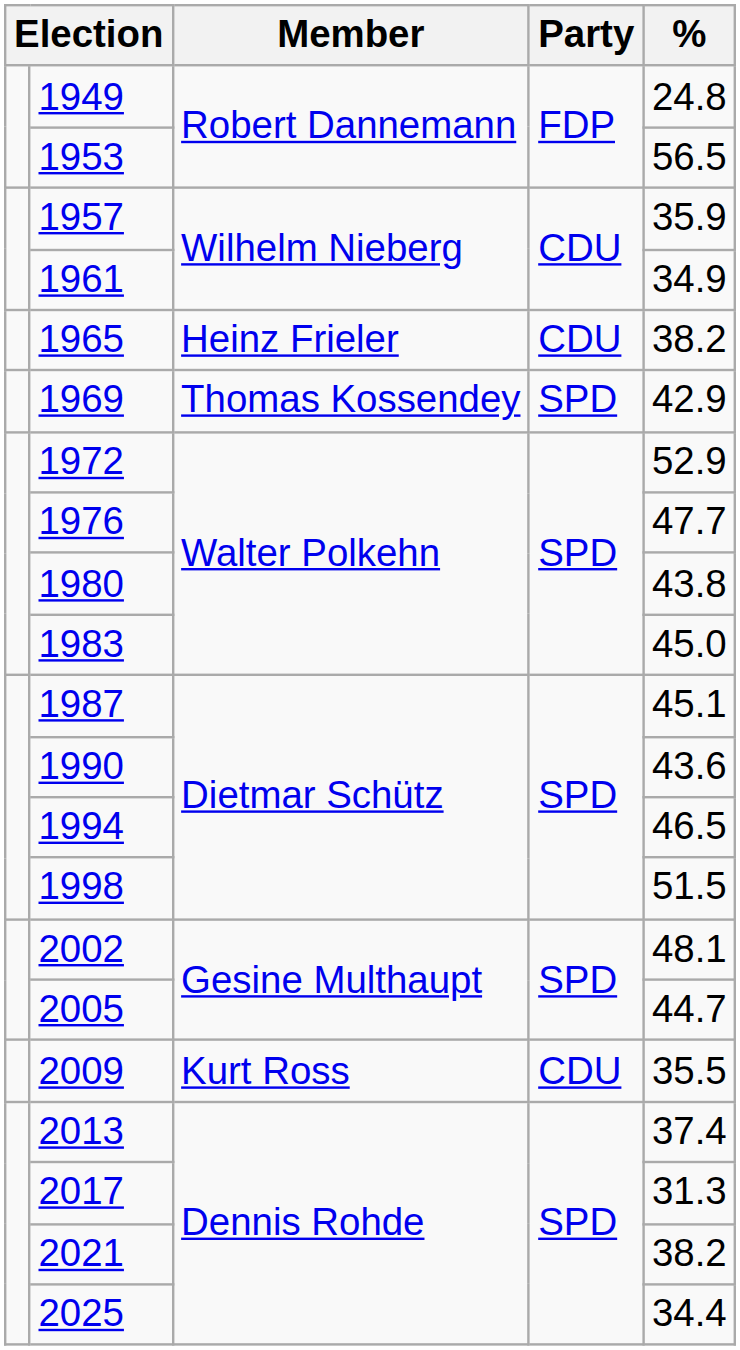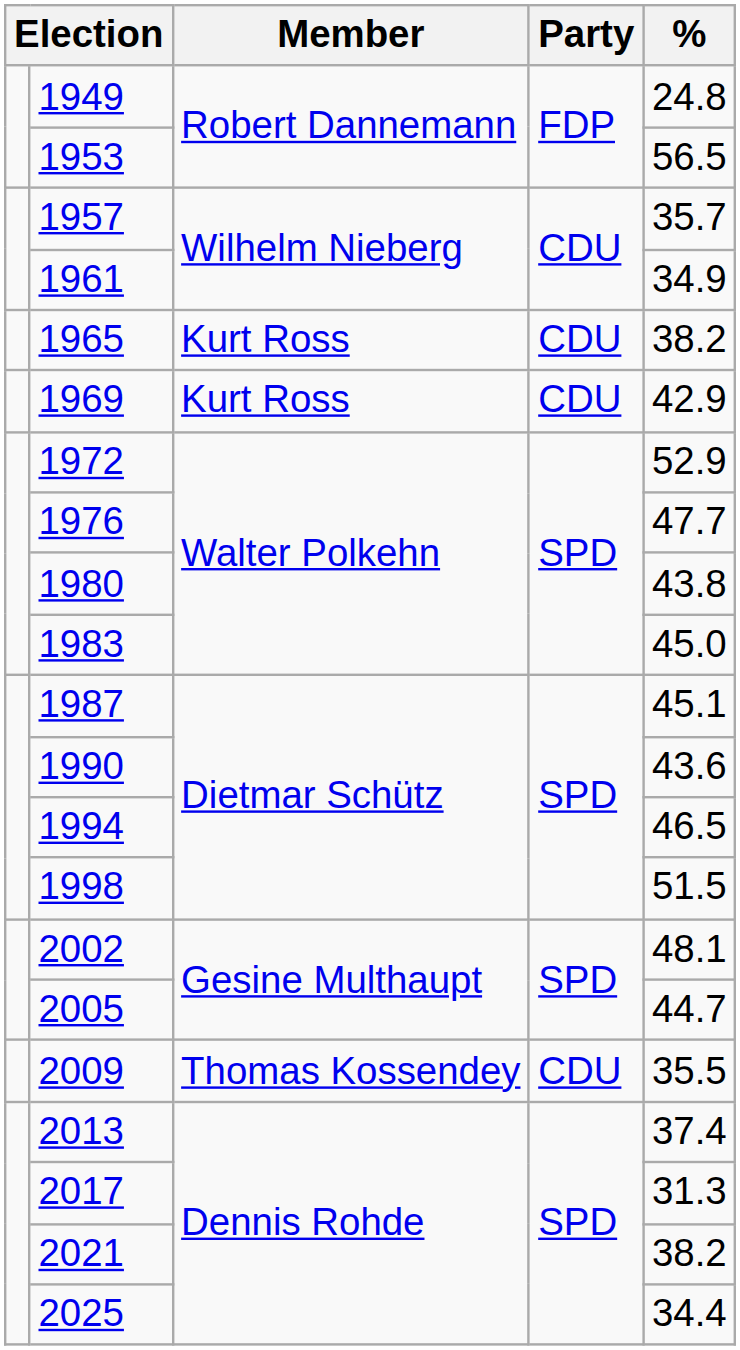(689, 217) 35.9 -> (689, 217) 35.7
(290, 339) Heinz Frieler -> (265, 339) Kurt Ross
(351, 400) Thomas Kossendey -> (265, 400) Kurt Ross
(578, 400) SPD -> (580, 400) CDU
(265, 1070) Kurt Ross -> (351, 1070) Thomas Kossendey
